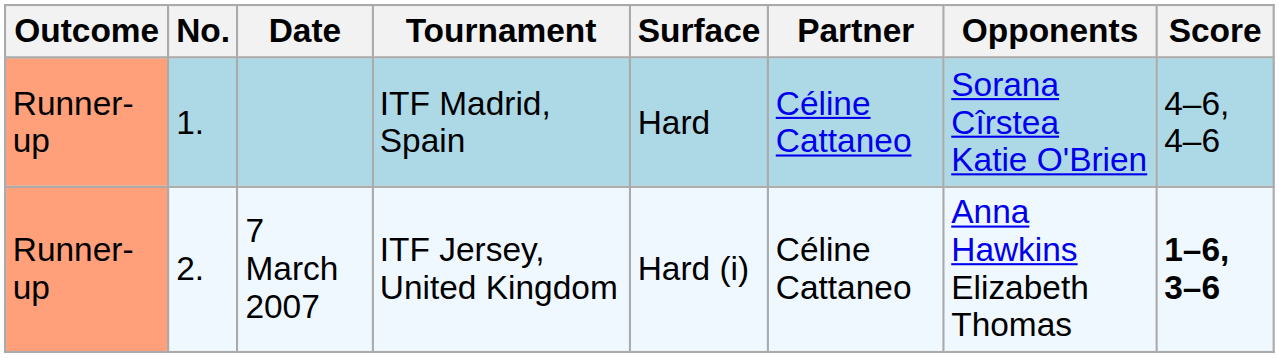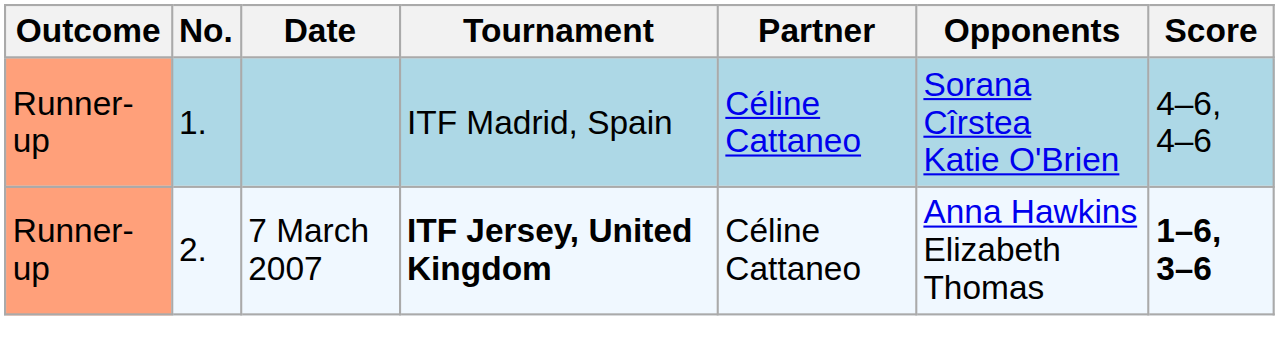- column: (699, 31)
(499, 268) normal -> (550, 249) bold
